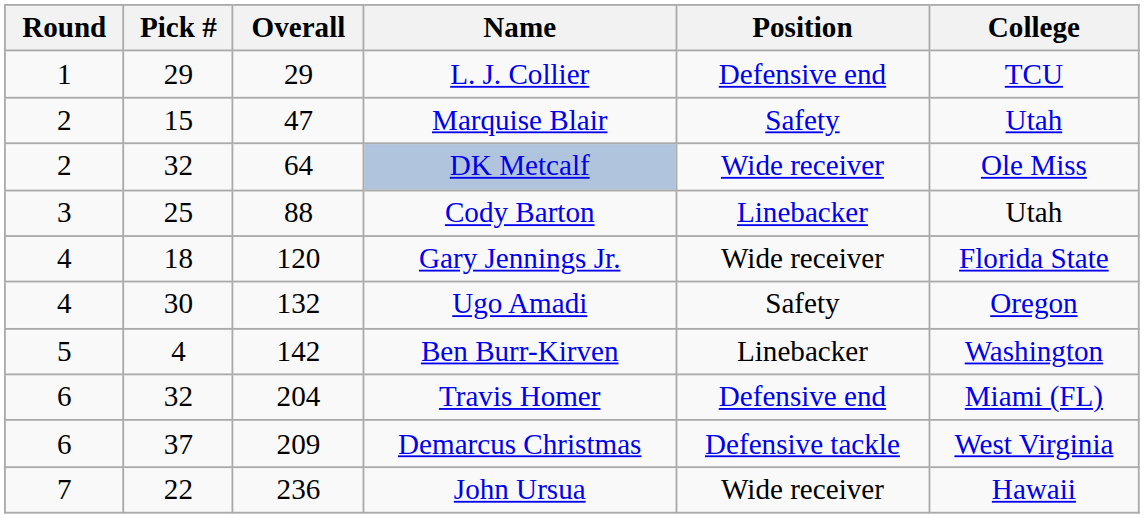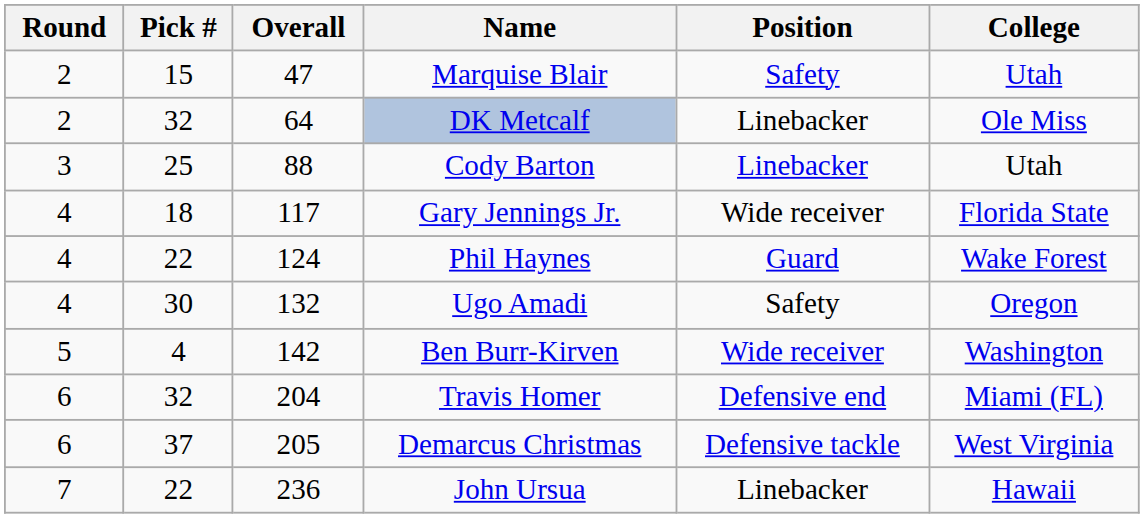- row: (520, 73)
(802, 166) Wide receiver -> (802, 119) Linebacker
(298, 258) 120 -> (298, 212) 117
+ row: (520, 258)
(802, 350) Linebacker -> (802, 350) Wide receiver
(298, 443) 209 -> (298, 443) 205
(802, 489) Wide receiver -> (802, 489) Linebacker
